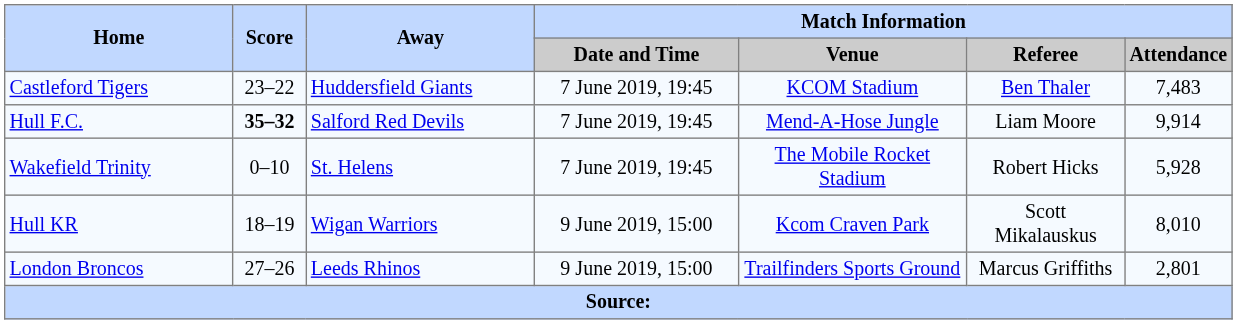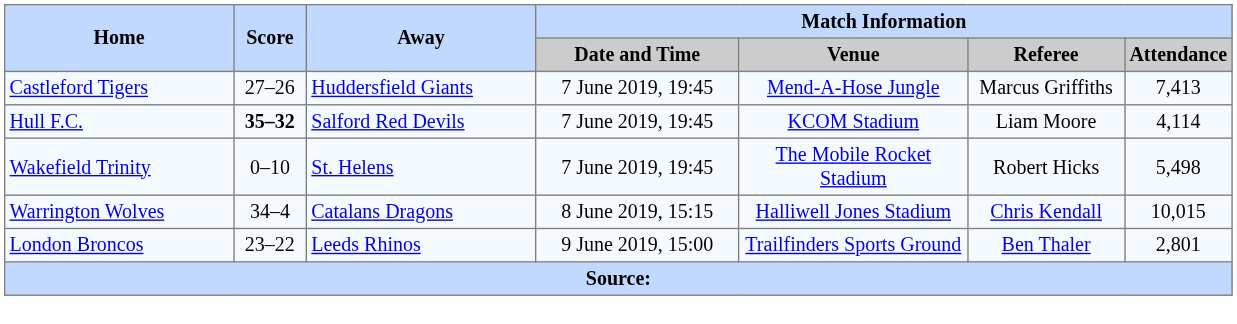(269, 87) 23–22 -> (270, 87) 27–26
(852, 87) KCOM Stadium -> (853, 87) Mend-A-Hose Jungle
(1046, 87) Ben Thaler -> (1046, 87) Marcus Griffiths
(1178, 87) 7,483 -> (1178, 87) 7,413
(852, 121) Mend-A-Hose Jungle -> (853, 121) KCOM Stadium
(1178, 121) 9,914 -> (1178, 121) 4,114
(1178, 166) 5,928 -> (1178, 166) 5,498
+ row: (87, 211)
- row: (44, 223)
(269, 268) 27–26 -> (270, 244) 23–22
(1046, 268) Marcus Griffiths -> (1046, 244) Ben Thaler
